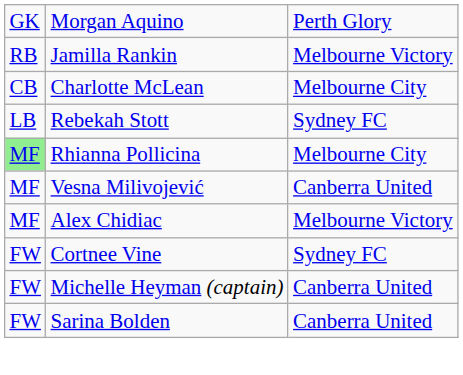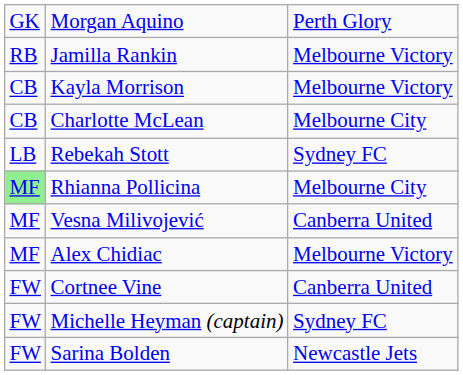+ row: (117, 87)
(340, 253) Sydney FC -> (363, 287) Canberra United
(363, 287) Canberra United -> (340, 320) Sydney FC
(363, 320) Canberra United -> (355, 353) Newcastle Jets
